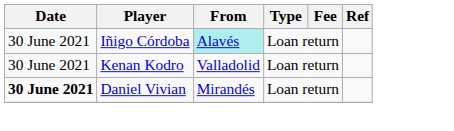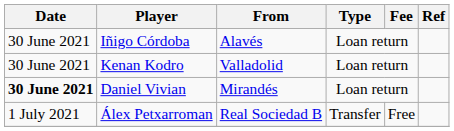(218, 41) paleturquoise background -> (241, 41) no background
+ row: (157, 114)
